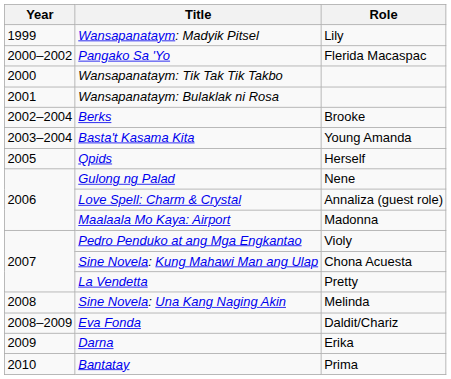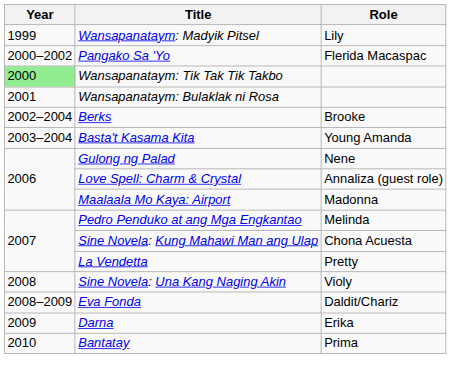(22, 76) no background -> (22, 76) lightgreen background
- row: (95, 158)
(338, 240) Violy -> (347, 220) Melinda
(347, 302) Melinda -> (338, 281) Violy
